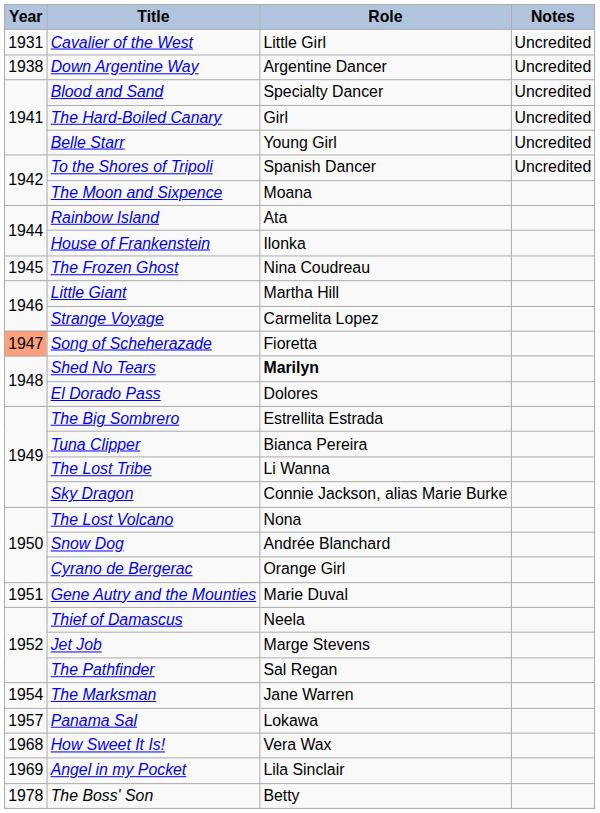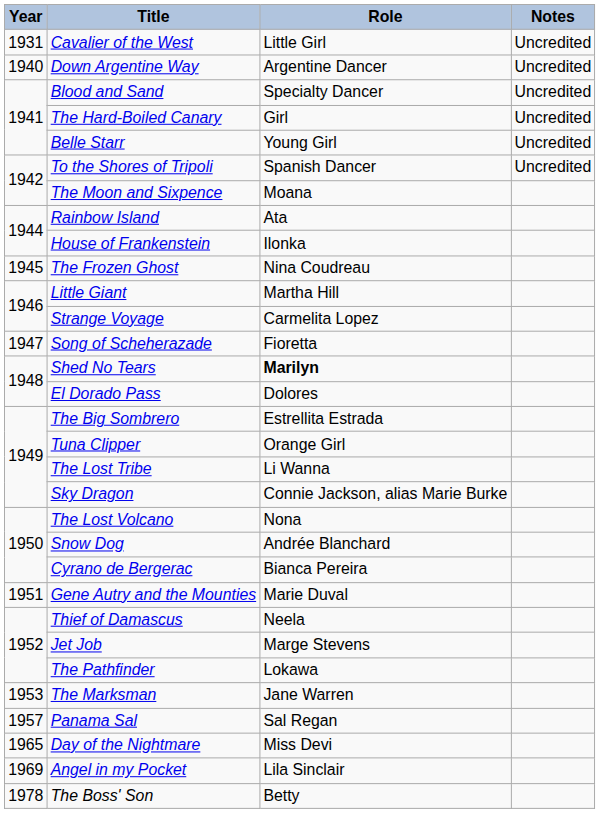(26, 67) 1938 -> (26, 67) 1940
(26, 343) lightsalmon background -> (26, 343) no background
(315, 444) Bianca Pereira -> (304, 444) Orange Girl
(304, 569) Orange Girl -> (315, 569) Bianca Pereira
(300, 670) Sal Regan -> (291, 670) Lokawa
(26, 695) 1954 -> (26, 695) 1953
(291, 720) Lokawa -> (300, 720) Sal Regan
+ row: (126, 745)
- row: (108, 745)
